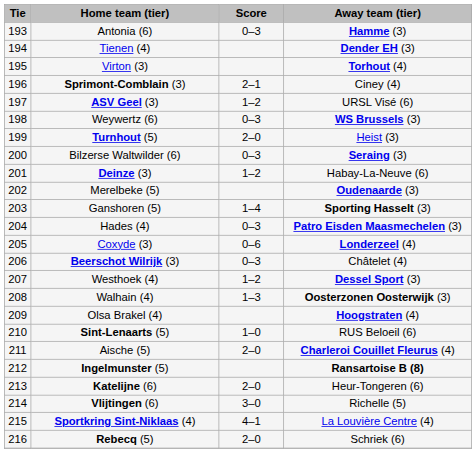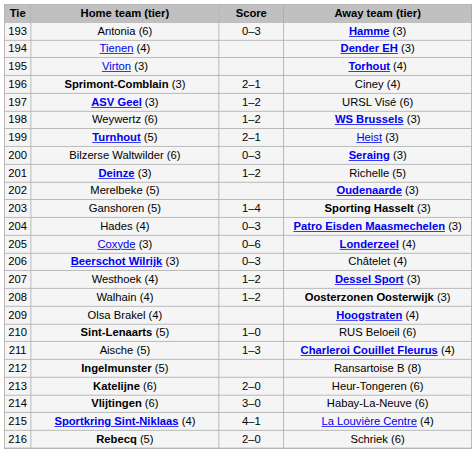(251, 120) 0–3 -> (251, 120) 1–2
(251, 138) 2–0 -> (251, 138) 2–1
(378, 173) Habay-La-Neuve (6) -> (378, 173) Richelle (5)
(251, 298) 1–3 -> (251, 298) 1–2
(251, 351) 2–0 -> (251, 351) 1–3
(378, 369) bold -> (378, 369) normal
(378, 404) Richelle (5) -> (378, 404) Habay-La-Neuve (6)
